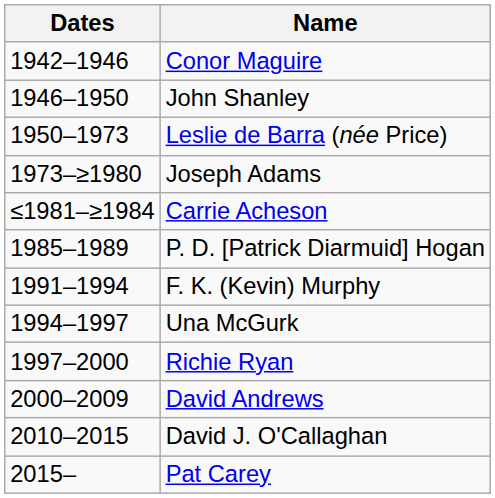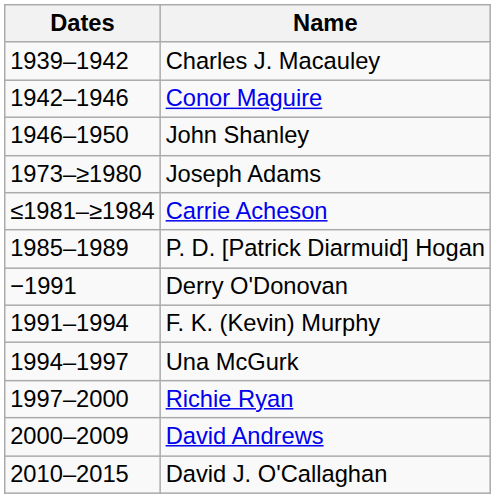+ row: (273, 60)
- row: (306, 135)
+ row: (257, 286)
- row: (218, 473)
